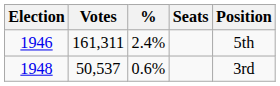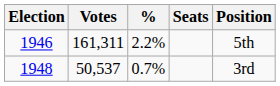(148, 42) 2.4% -> (148, 42) 2.2%
(148, 68) 0.6% -> (148, 68) 0.7%
